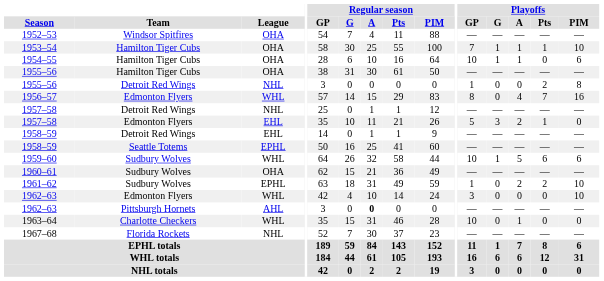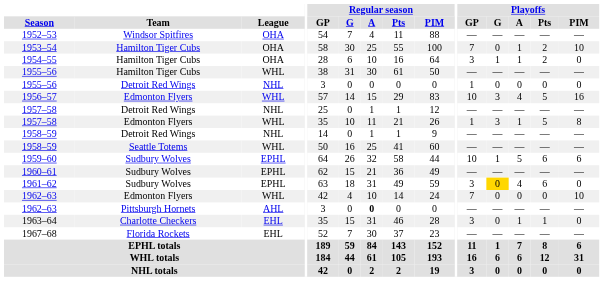(498, 47) 1 -> (498, 47) 0
(545, 47) 1 -> (545, 47) 2
(472, 59) 10 -> (472, 59) 3
(545, 59) 0 -> (545, 59) 2
(579, 59) 6 -> (579, 59) 0
(273, 72) OHA -> (273, 72) WHL
(545, 84) 2 -> (545, 84) 0
(579, 84) 8 -> (579, 84) 0
(472, 97) 8 -> (472, 97) 10
(498, 97) 0 -> (498, 97) 3
(545, 97) 7 -> (545, 97) 5
(273, 121) EHL -> (273, 121) WHL
(472, 121) 5 -> (472, 121) 1
(519, 121) 2 -> (519, 121) 1
(545, 121) 1 -> (545, 121) 5
(579, 121) 0 -> (579, 121) 8
(273, 134) EHL -> (273, 134) NHL
(273, 146) EPHL -> (273, 146) WHL
(273, 159) WHL -> (273, 159) EPHL
(273, 171) OHA -> (273, 171) EPHL
(472, 183) 1 -> (472, 183) 3
(498, 183) no background -> (498, 183) gold background
(519, 183) 2 -> (519, 183) 4
(545, 183) 2 -> (545, 183) 6
(579, 183) 10 -> (579, 183) 0
(472, 196) 3 -> (472, 196) 7
(273, 221) WHL -> (273, 221) EHL
(472, 221) 10 -> (472, 221) 3
(545, 221) 0 -> (545, 221) 1
(273, 233) NHL -> (273, 233) EHL
